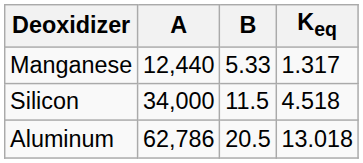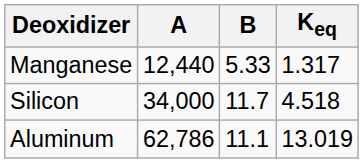(247, 101) 11.5 -> (247, 101) 11.7
(248, 138) 20.5 -> (247, 138) 11.1
(317, 138) 13.018 -> (317, 138) 13.019
